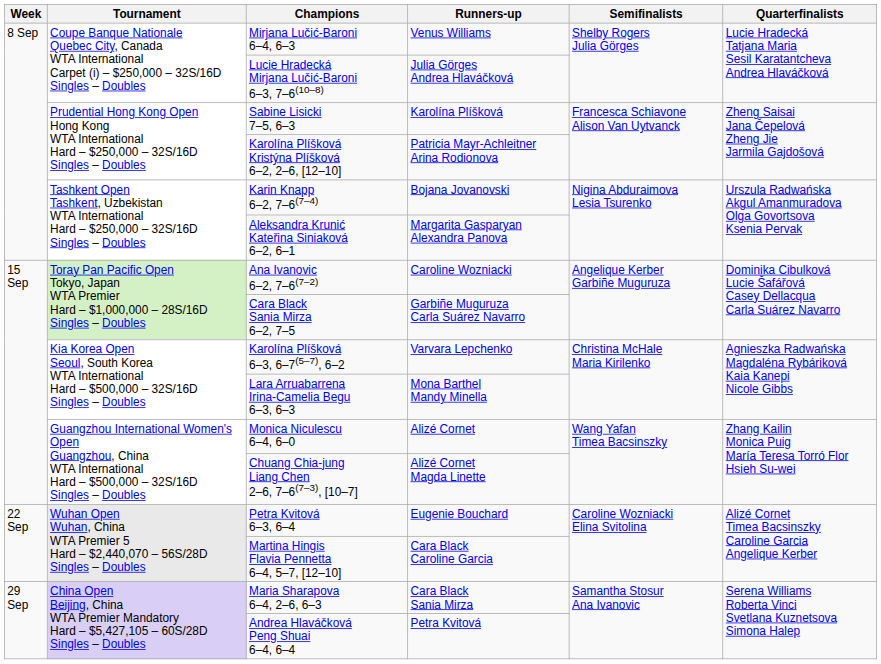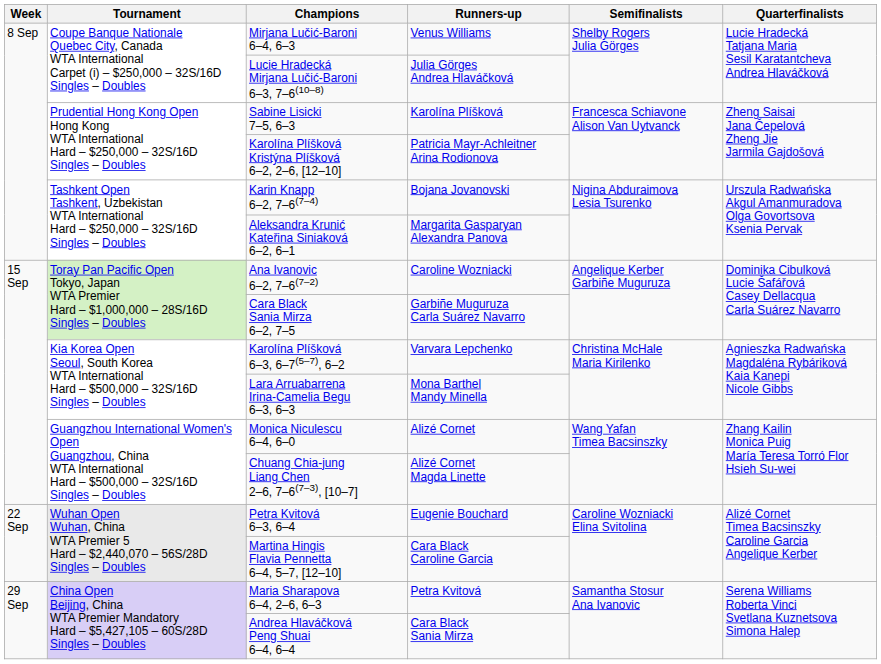(442, 598) Cara Black Sania Mirza -> (446, 591) Petra Kvitová
(446, 623) Petra Kvitová -> (442, 630) Cara Black Sania Mirza
